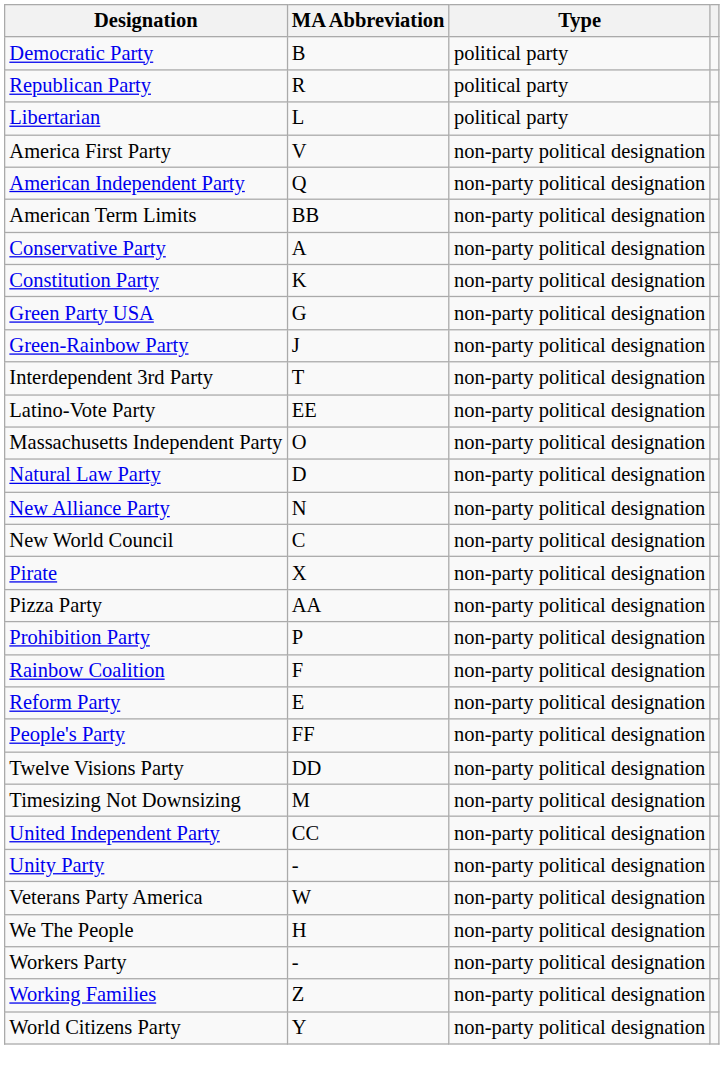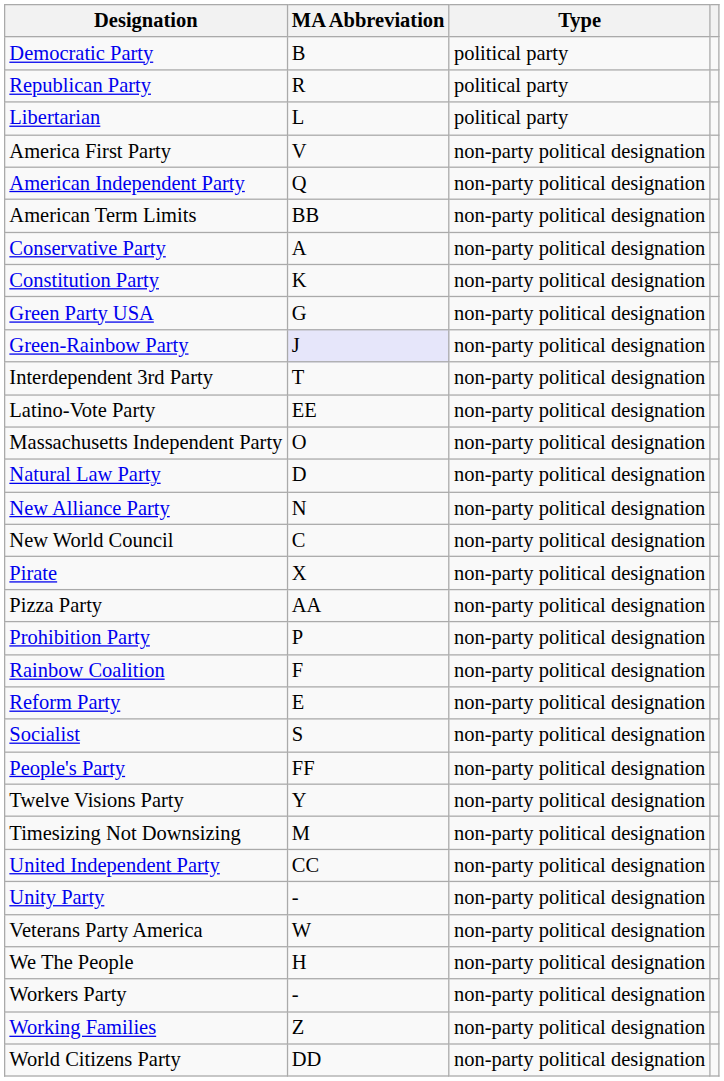(296, 345) no background -> (296, 345) lavender background
+ row: (45, 735)
(307, 767) DD -> (299, 800) Y
(299, 1027) Y -> (307, 1060) DD
